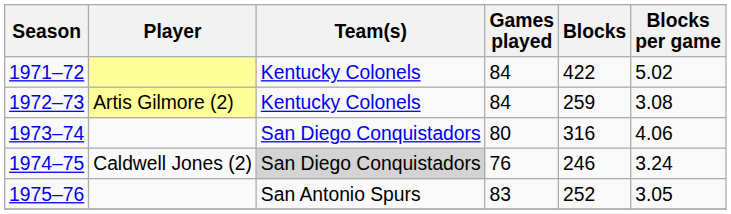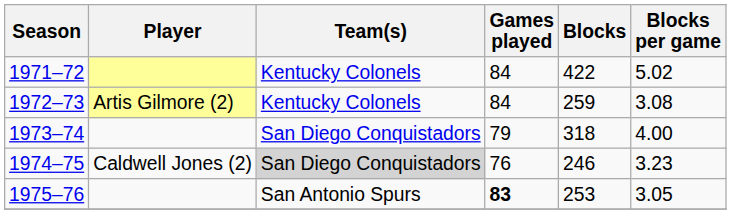(500, 133) 80 -> (500, 133) 79
(579, 133) 316 -> (579, 133) 318
(654, 133) 4.06 -> (654, 133) 4.00
(654, 164) 3.24 -> (654, 164) 3.23
(500, 194) normal -> (500, 194) bold
(579, 194) 252 -> (579, 194) 253
